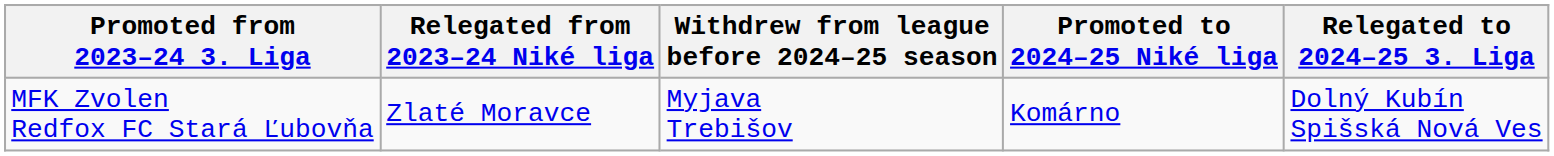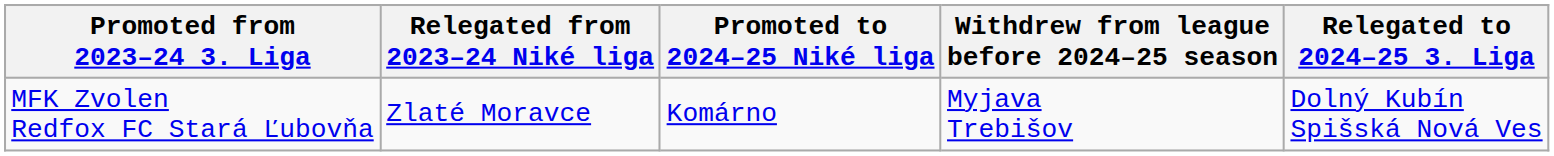columns swapped: (1144, 42) <-> (832, 42)
